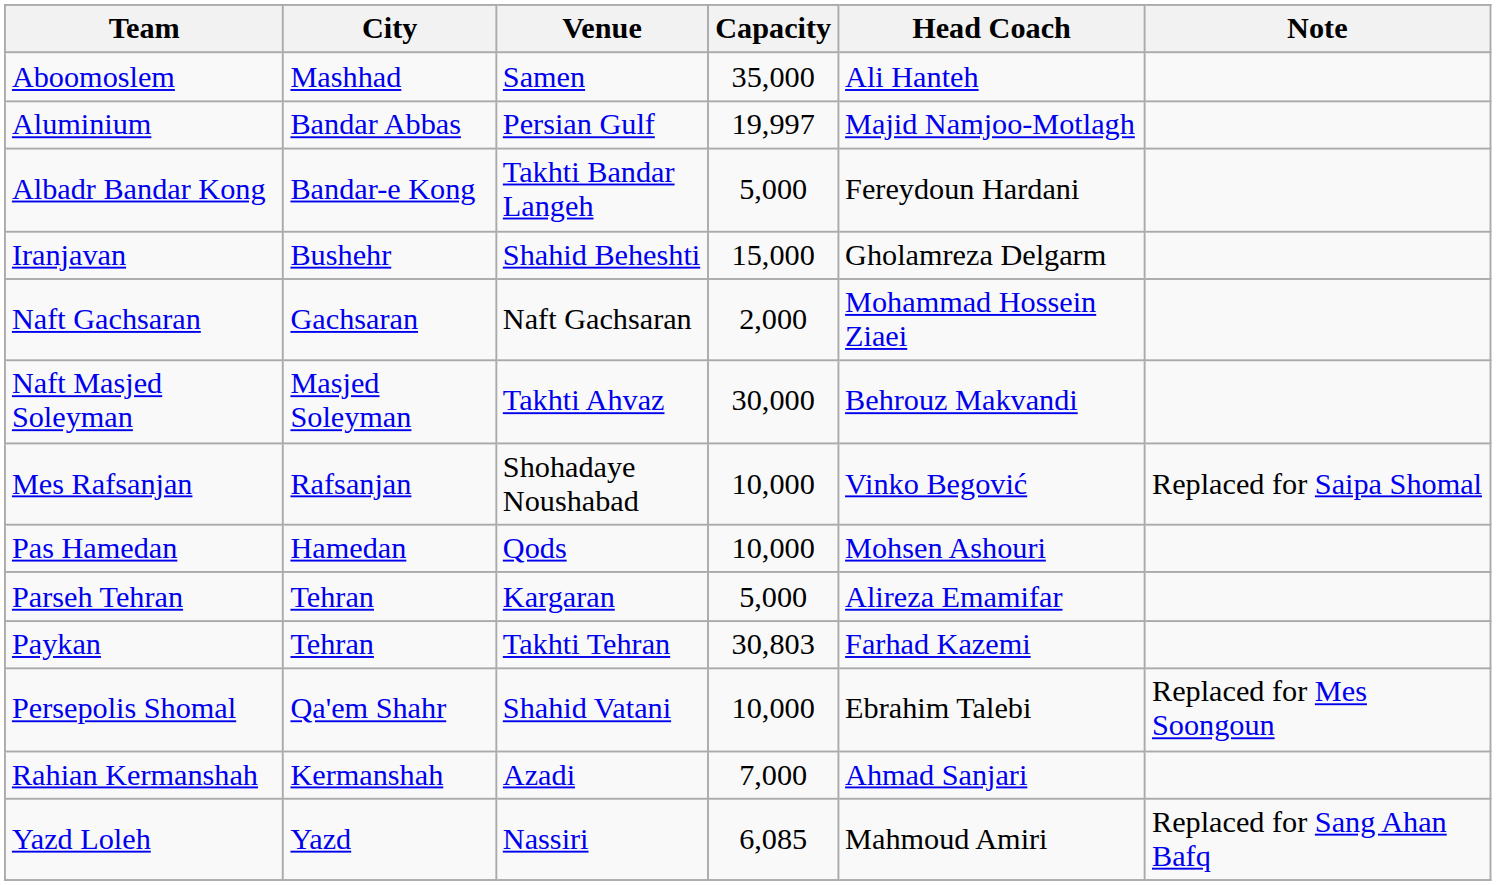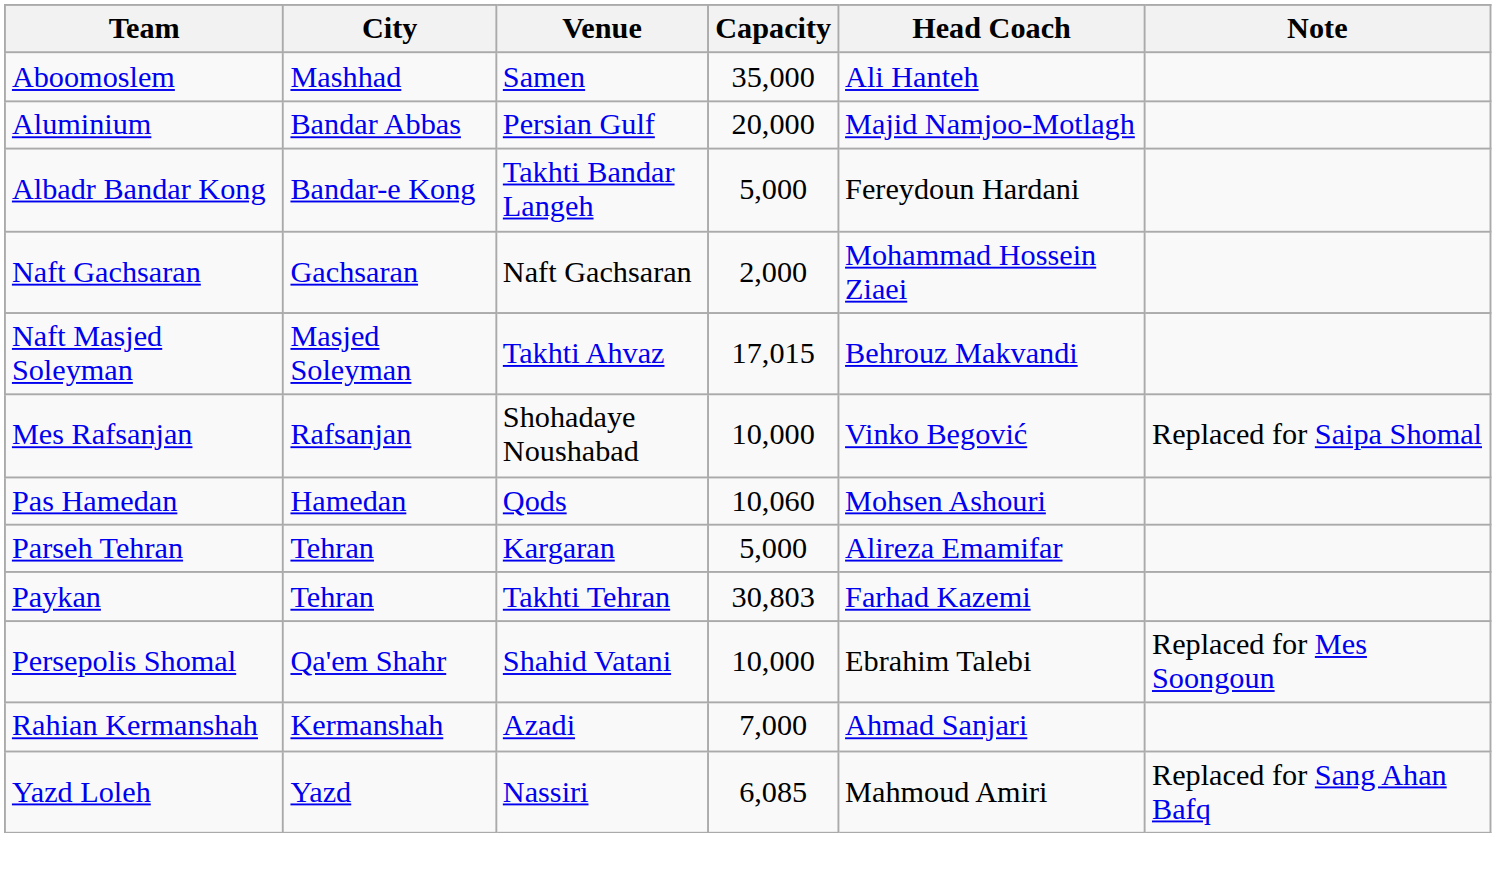(773, 124) 19,997 -> (773, 124) 20,000
- row: (69, 254)
(773, 401) 30,000 -> (773, 353) 17,015
(773, 548) 10,000 -> (773, 500) 10,060
